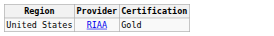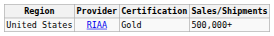+ column: (230, 11)
